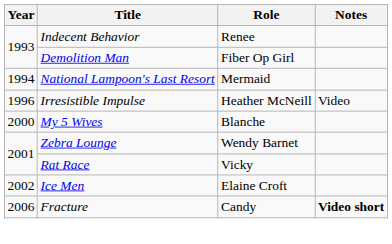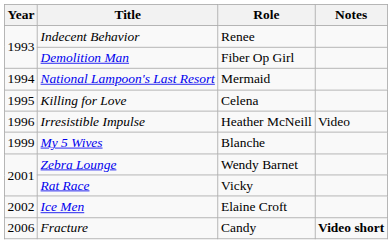+ row: (84, 100)
(21, 121) 2000 -> (21, 143) 1999
